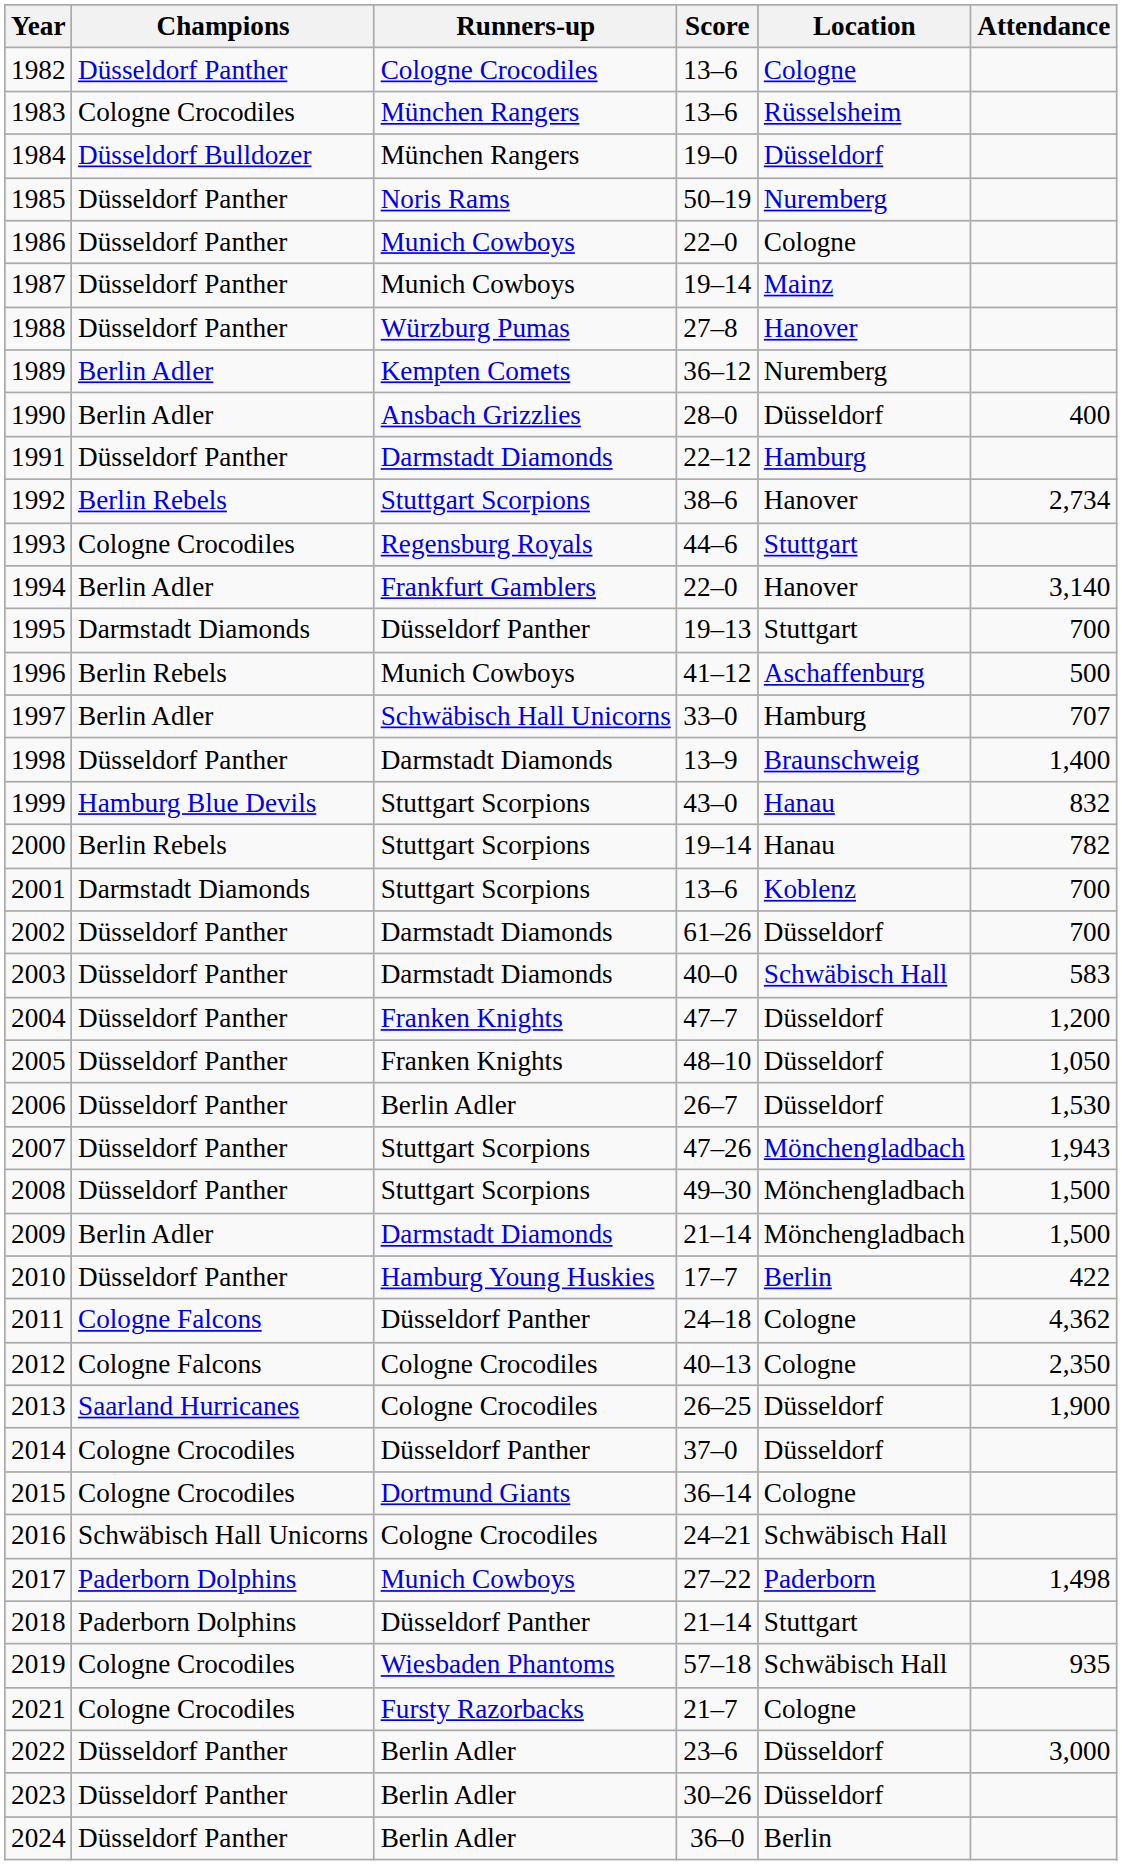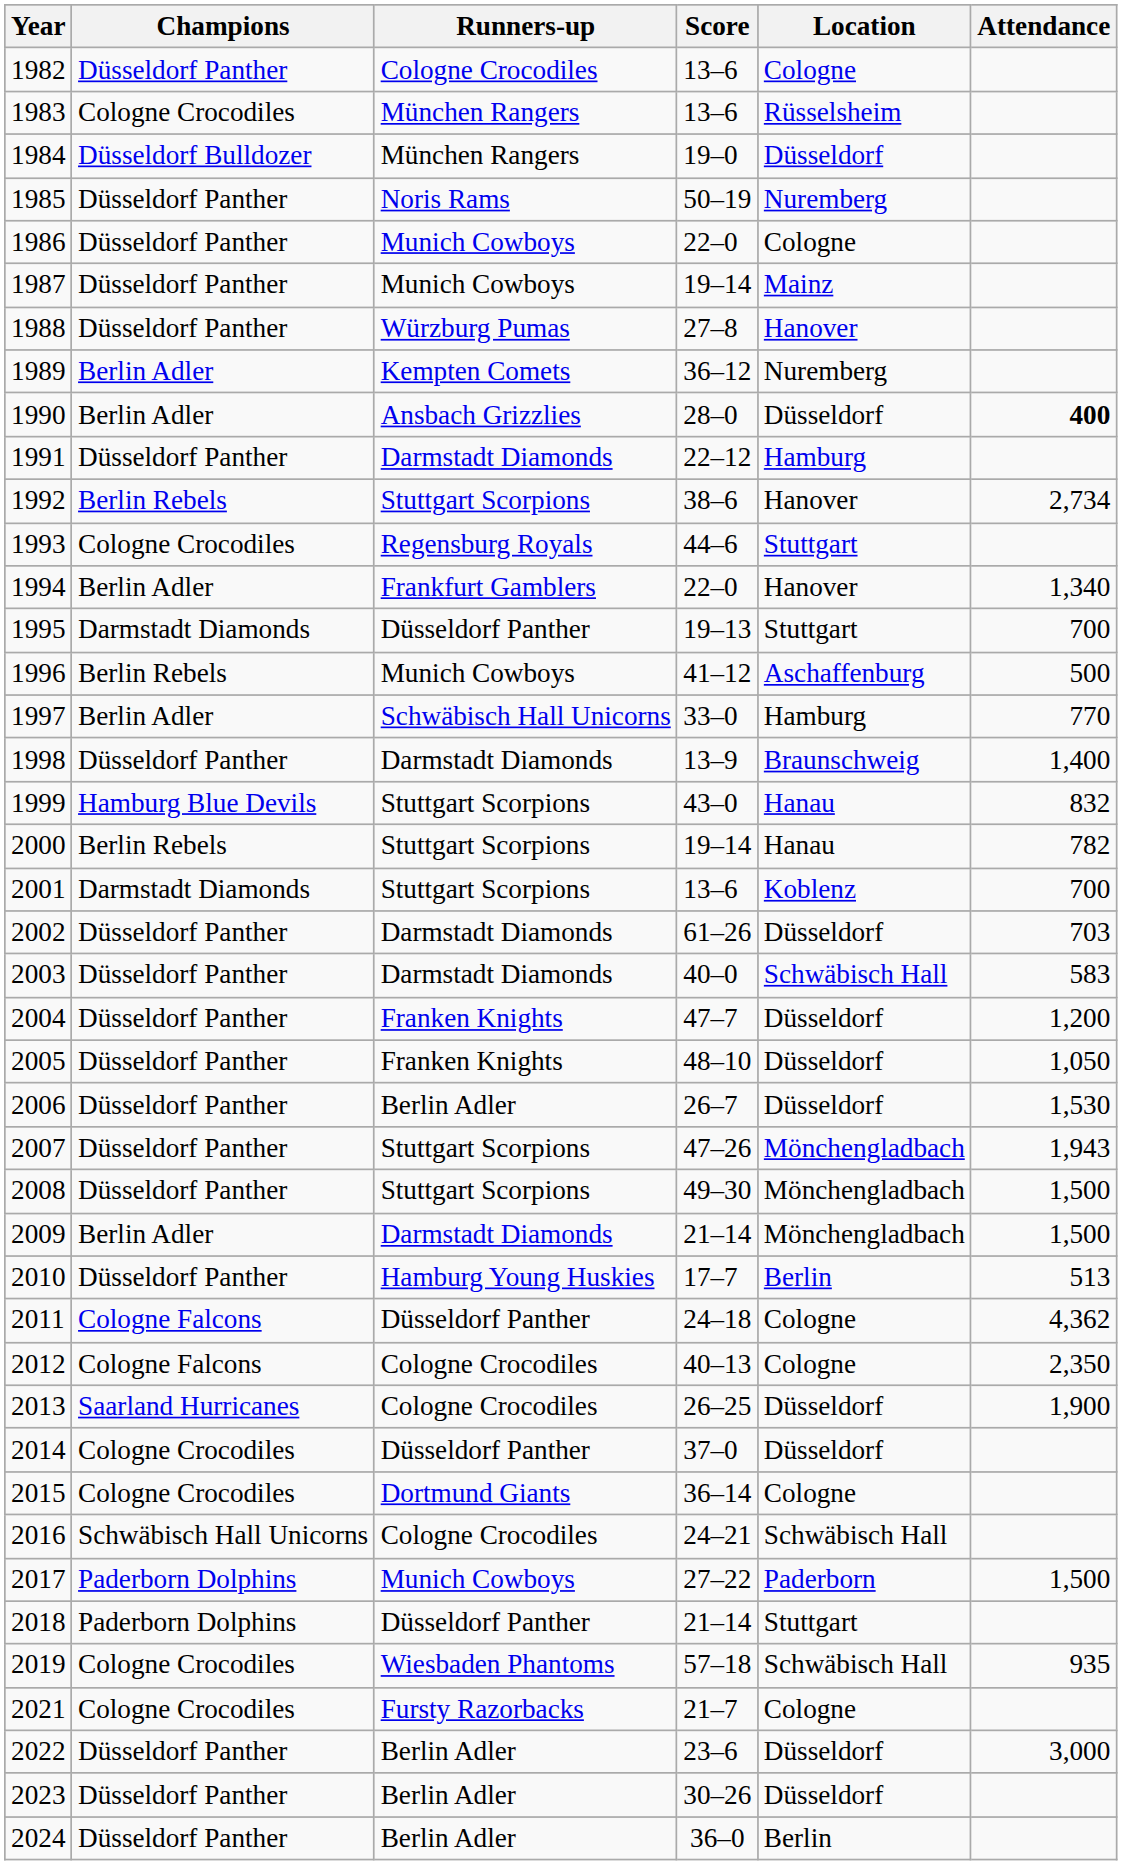(1090, 414) normal -> (1090, 414) bold
(1080, 586) 3,140 -> (1080, 586) 1,340
(1090, 716) 707 -> (1090, 716) 770
(1090, 931) 700 -> (1090, 931) 703
(1090, 1277) 422 -> (1090, 1277) 513
(1080, 1579) 1,498 -> (1080, 1579) 1,500
